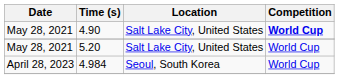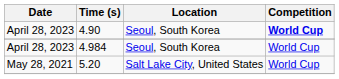(40, 30) May 28, 2021 -> (40, 30) April 28, 2023
(194, 30) Salt Lake City, United States -> (173, 30) Seoul, South Korea
rows swapped: (93, 64) <-> (90, 47)
